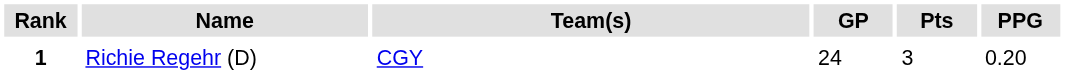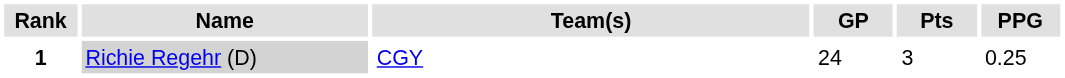(171, 57) no background -> (171, 57) lightgrey background
(1006, 57) 0.20 -> (1006, 57) 0.25
